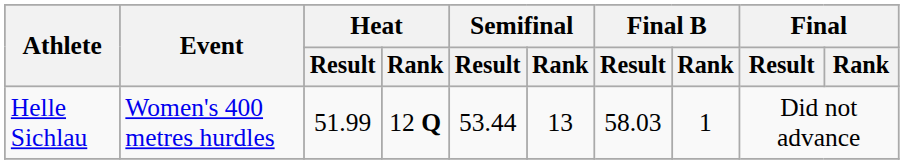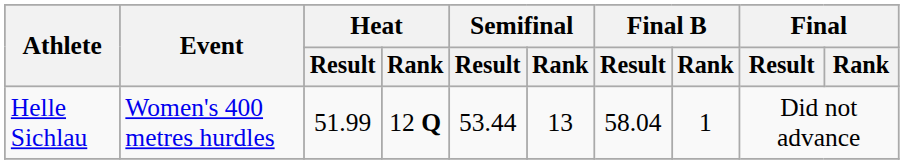(633, 122) 58.03 -> (633, 122) 58.04
